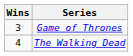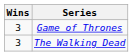(18, 43) 4 -> (18, 43) 3
